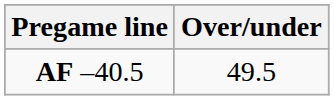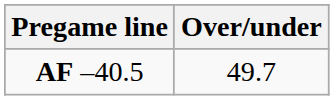(251, 71) 49.5 -> (251, 71) 49.7
